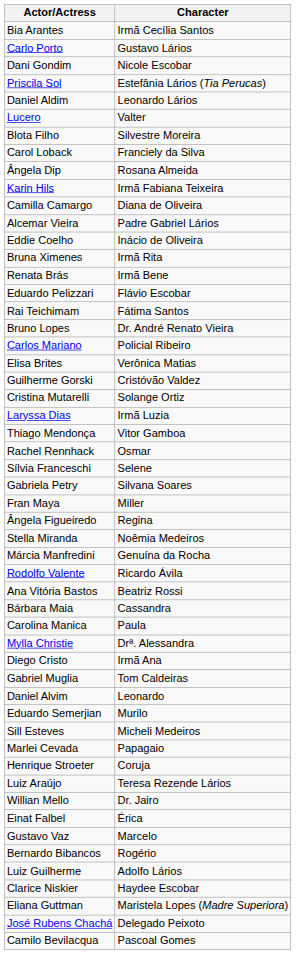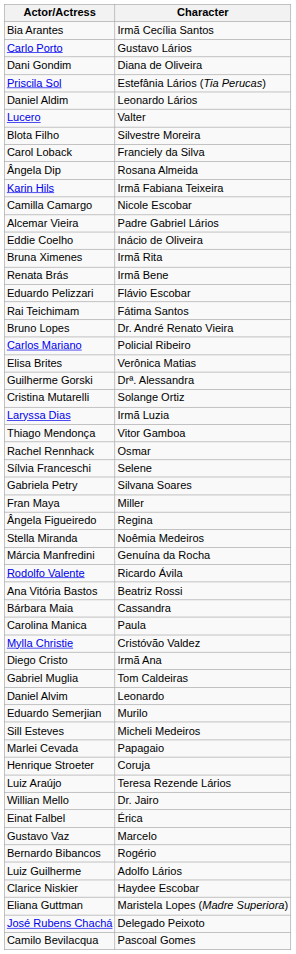(155, 65) Nicole Escobar -> (160, 65) Diana de Oliveira
(160, 205) Diana de Oliveira -> (155, 205) Nicole Escobar
(159, 380) Cristóvão Valdez -> (156, 380) Drª. Alessandra
(156, 643) Drª. Alessandra -> (159, 643) Cristóvão Valdez
